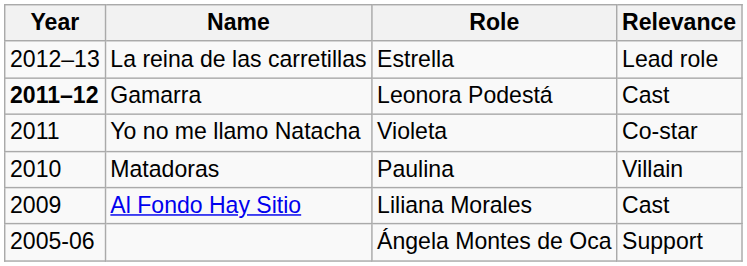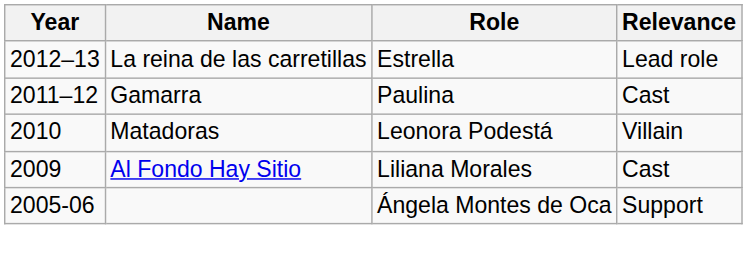(54, 95) bold -> (54, 95) normal
(465, 95) Leonora Podestá -> (416, 95) Paulina
- row: (235, 132)
(416, 168) Paulina -> (465, 132) Leonora Podestá
